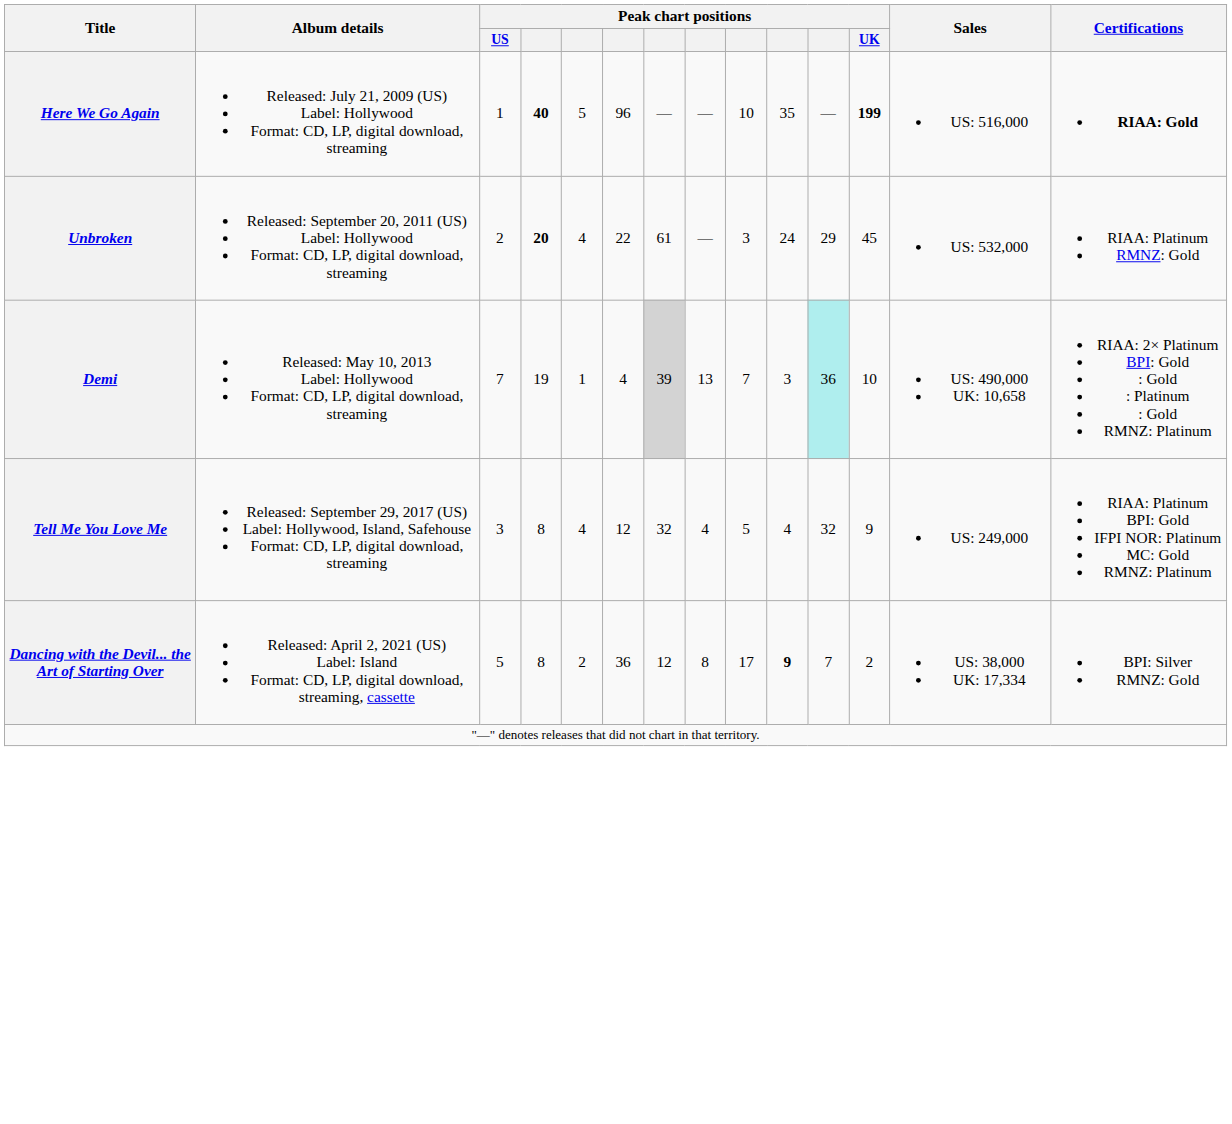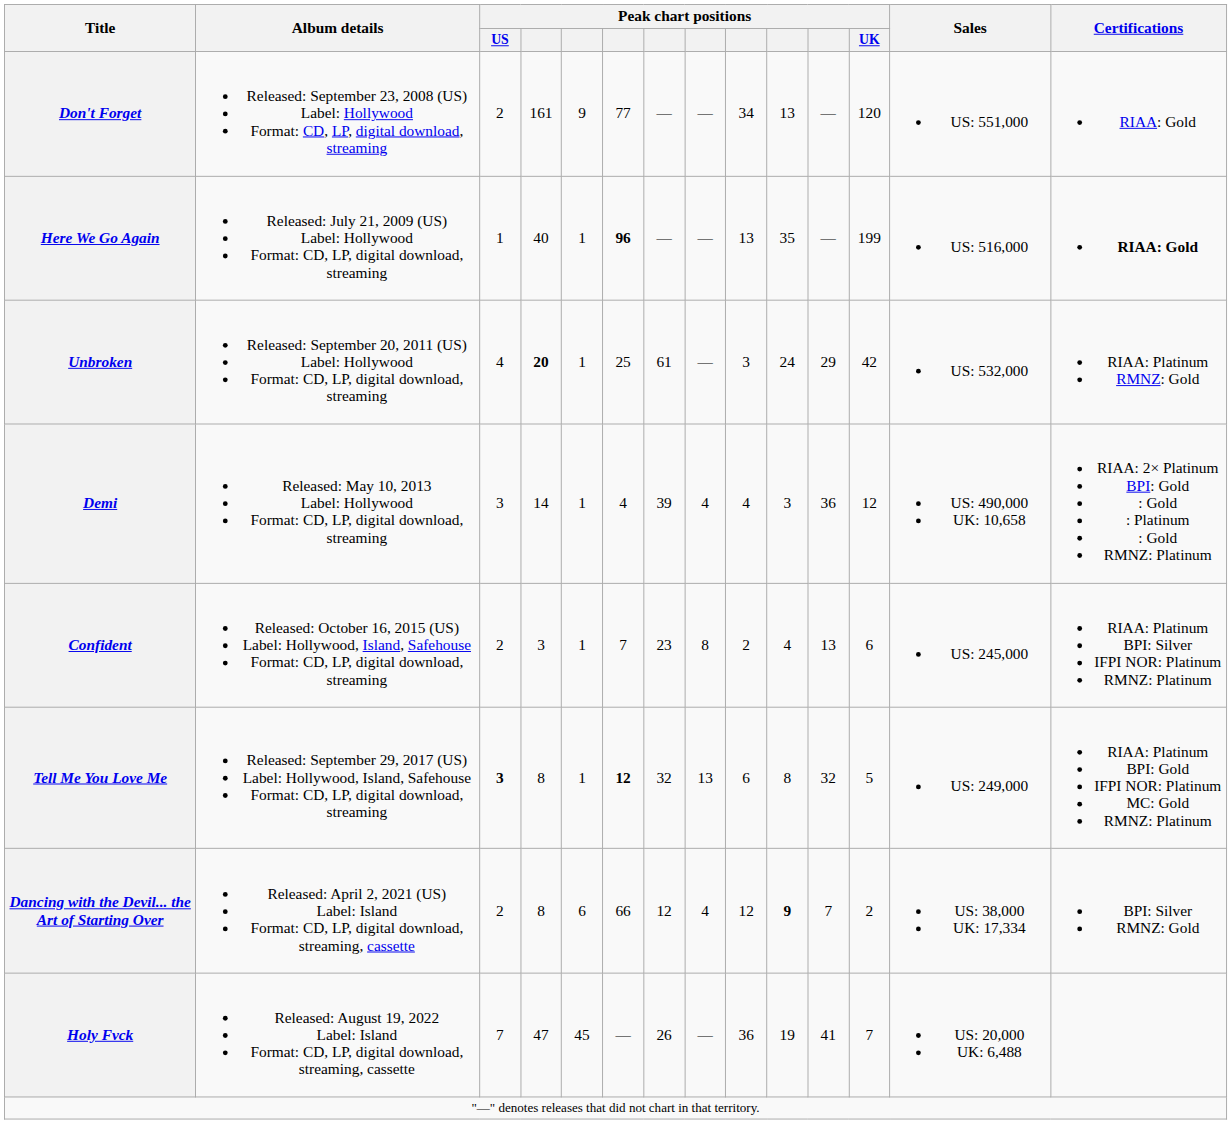+ row: (100, 113)
(541, 113) bold -> (541, 237) normal
(582, 113) 5 -> (582, 237) 1
(623, 113) normal -> (623, 237) bold
(746, 113) 10 -> (746, 237) 13
(869, 113) bold -> (869, 237) normal
(500, 237) 2 -> (500, 362) 4
(582, 237) 4 -> (582, 362) 1
(623, 237) 22 -> (623, 362) 25
(869, 237) 45 -> (869, 362) 42
(500, 379) 7 -> (500, 503) 3
(541, 379) 19 -> (541, 503) 14
(664, 379) lightgrey background -> (664, 503) no background
(705, 379) 13 -> (705, 503) 4
(746, 379) 7 -> (746, 503) 4
(828, 379) paleturquoise background -> (828, 503) no background
(869, 379) 10 -> (869, 503) 12
+ row: (100, 645)
(500, 529) normal -> (500, 777) bold
(582, 529) 4 -> (582, 777) 1
(623, 529) normal -> (623, 777) bold
(705, 529) 4 -> (705, 777) 13
(746, 529) 5 -> (746, 777) 6
(787, 529) 4 -> (787, 777) 8
(869, 529) 9 -> (869, 777) 5
(500, 662) 5 -> (500, 910) 2
(582, 662) 2 -> (582, 910) 6
(623, 662) 36 -> (623, 910) 66
(705, 662) 8 -> (705, 910) 4
(746, 662) 17 -> (746, 910) 12
+ row: (100, 1034)
